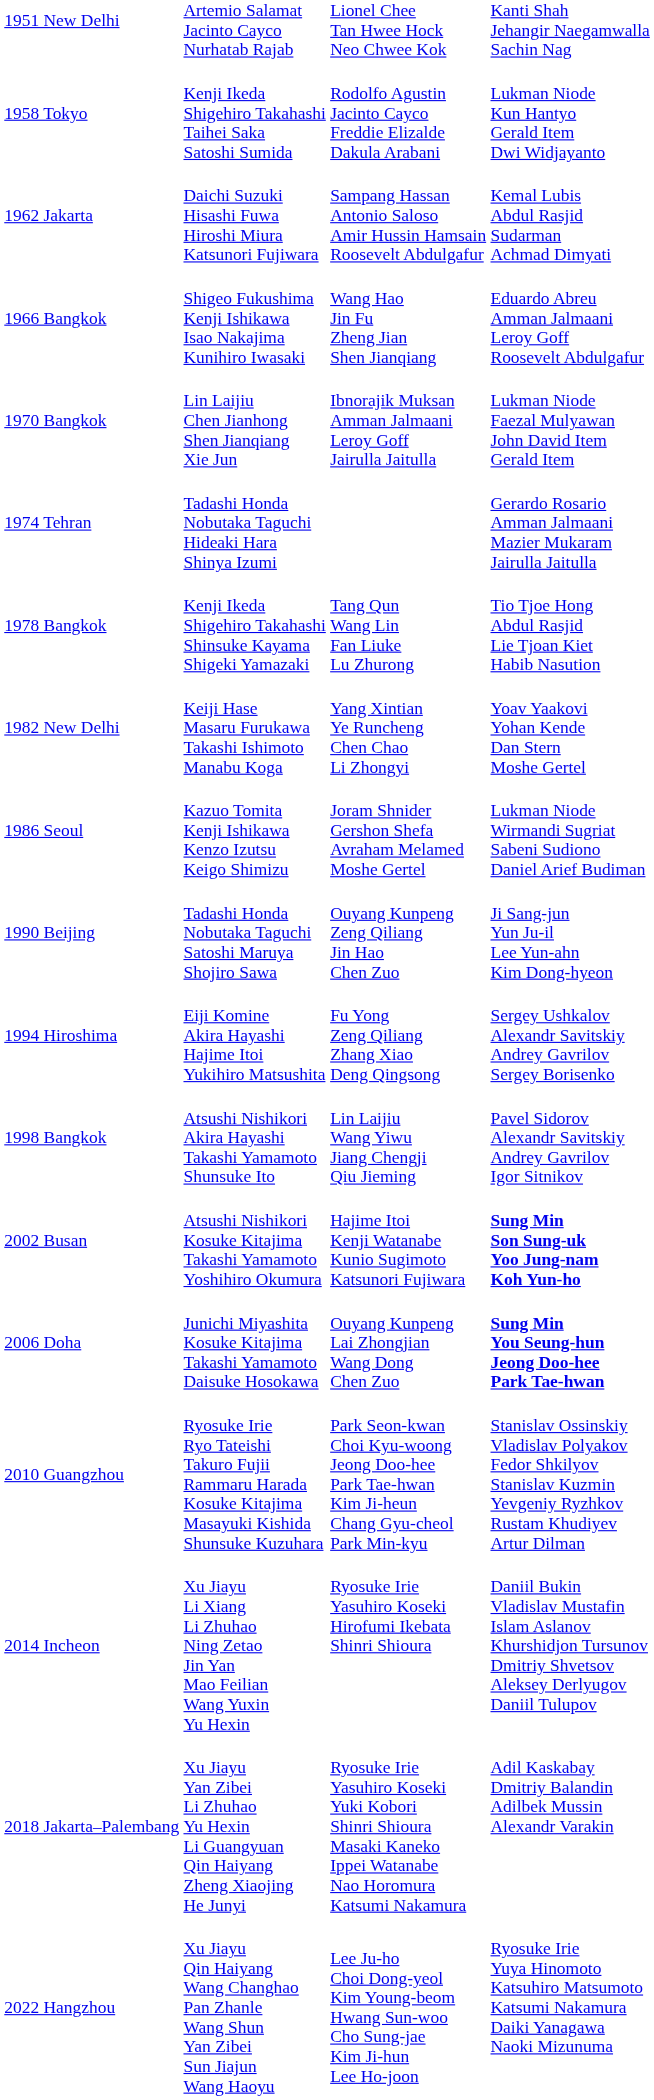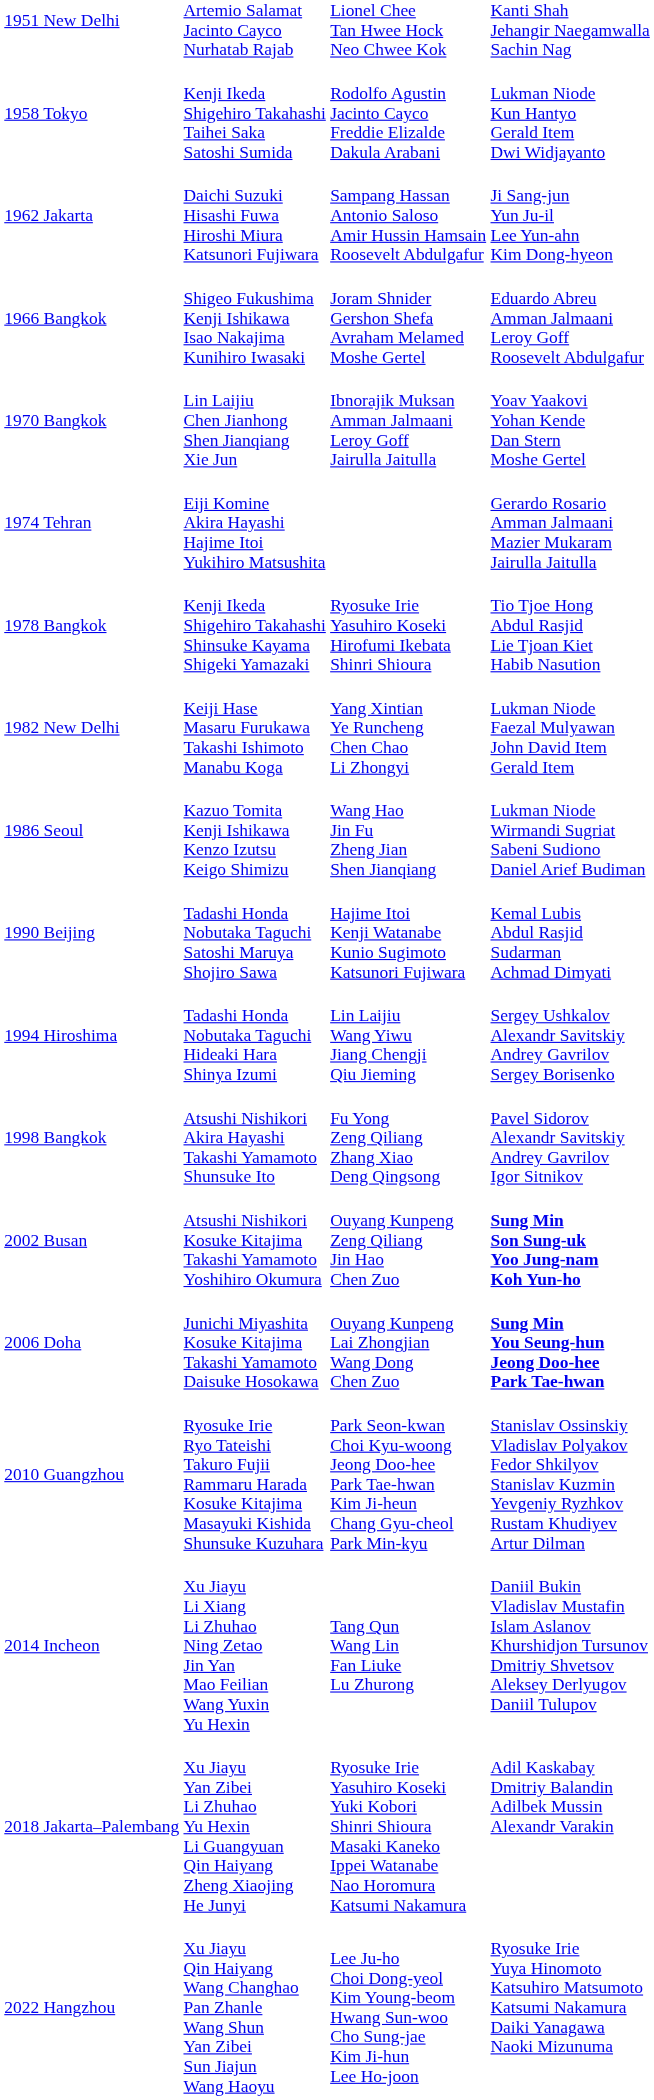(551, 225) Kemal Lubis Abdul Rasjid Sudarman Achmad Dimyati -> (552, 225) Ji Sang-jun Yun Ju-il Lee Yun-ahn Kim Dong-hyeon
(383, 327) Wang Hao Jin Fu Zheng Jian Shen Jianqiang -> (397, 327) Joram Shnider Gershon Shefa Avraham Melamed Moshe Gertel
(553, 430) Lukman Niode Faezal Mulyawan John David Item Gerald Item -> (539, 430) Yoav Yaakovi Yohan Kende Dan Stern Moshe Gertel
(247, 532) Tadashi Honda Nobutaka Taguchi Hideaki Hara Shinya Izumi -> (254, 532) Eiji Komine Akira Hayashi Hajime Itoi Yukihiro Matsushita
(372, 635) Tang Qun Wang Lin Fan Liuke Lu Zhurong -> (390, 635) Ryosuke Irie Yasuhiro Koseki Hirofumi Ikebata Shinri Shioura
(539, 737) Yoav Yaakovi Yohan Kende Dan Stern Moshe Gertel -> (553, 737) Lukman Niode Faezal Mulyawan John David Item Gerald Item
(397, 840) Joram Shnider Gershon Shefa Avraham Melamed Moshe Gertel -> (383, 840) Wang Hao Jin Fu Zheng Jian Shen Jianqiang
(392, 942) Ouyang Kunpeng Zeng Qiliang Jin Hao Chen Zuo -> (398, 942) Hajime Itoi Kenji Watanabe Kunio Sugimoto Katsunori Fujiwara
(552, 942) Ji Sang-jun Yun Ju-il Lee Yun-ahn Kim Dong-hyeon -> (551, 942) Kemal Lubis Abdul Rasjid Sudarman Achmad Dimyati
(254, 1045) Eiji Komine Akira Hayashi Hajime Itoi Yukihiro Matsushita -> (247, 1045) Tadashi Honda Nobutaka Taguchi Hideaki Hara Shinya Izumi
(385, 1045) Fu Yong Zeng Qiliang Zhang Xiao Deng Qingsong -> (378, 1045) Lin Laijiu Wang Yiwu Jiang Chengji Qiu Jieming
(378, 1147) Lin Laijiu Wang Yiwu Jiang Chengji Qiu Jieming -> (385, 1147) Fu Yong Zeng Qiliang Zhang Xiao Deng Qingsong
(398, 1249) Hajime Itoi Kenji Watanabe Kunio Sugimoto Katsunori Fujiwara -> (392, 1249) Ouyang Kunpeng Zeng Qiliang Jin Hao Chen Zuo
(390, 1616) Ryosuke Irie Yasuhiro Koseki Hirofumi Ikebata Shinri Shioura -> (372, 1655) Tang Qun Wang Lin Fan Liuke Lu Zhurong
